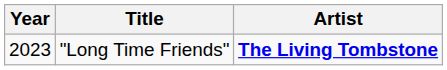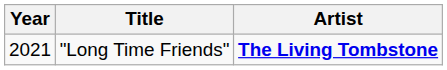(30, 49) 2023 -> (30, 49) 2021
